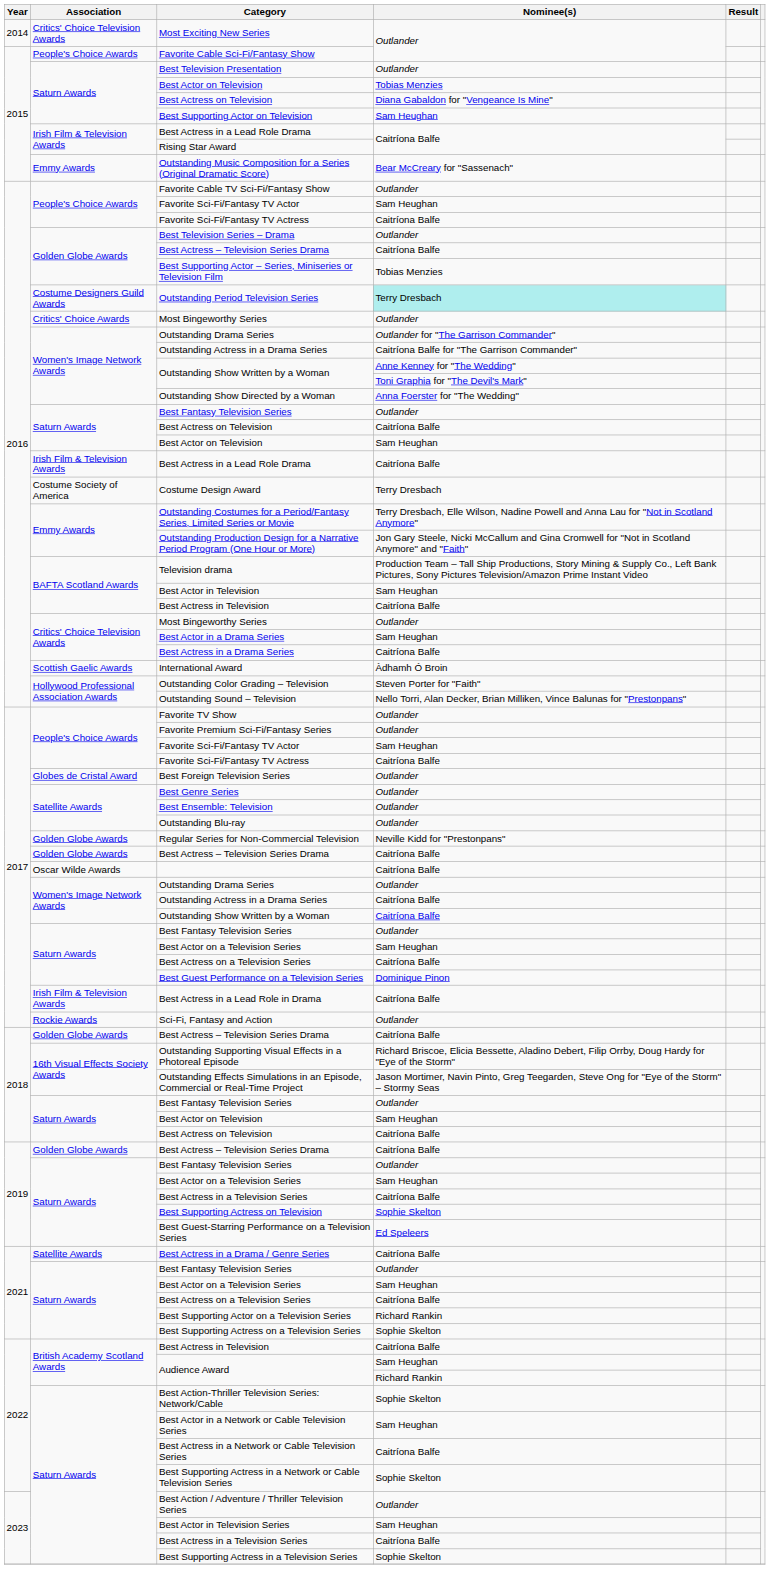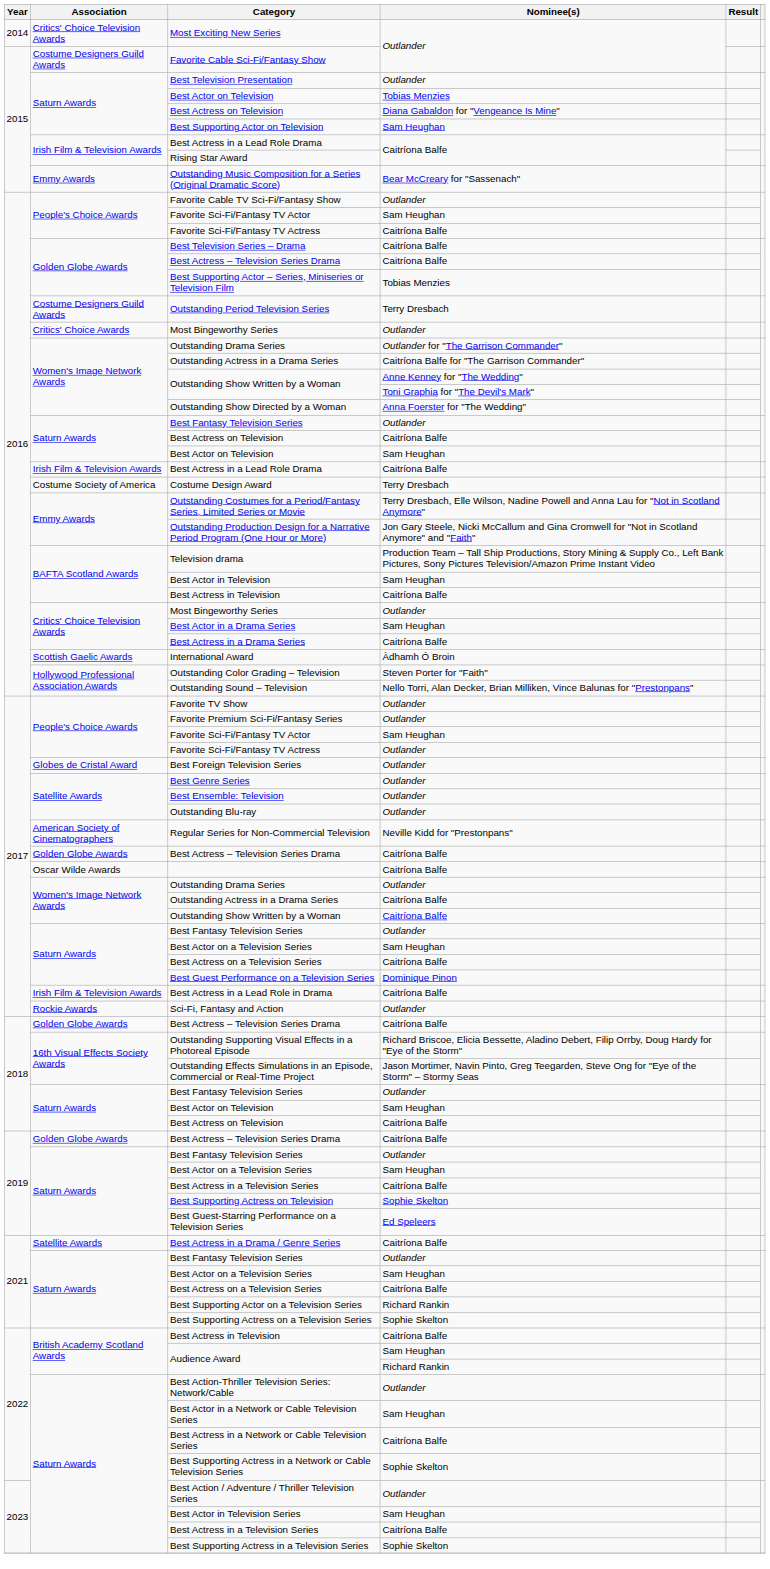(85, 54) People's Choice Awards -> (88, 59) Costume Designers Guild Awards
(397, 235) Outlander -> (415, 246) Caitríona Balfe
(408, 298) paleturquoise background -> (416, 309) no background
(408, 761) Caitríona Balfe -> (404, 750) Outlander
(80, 838) Golden Globe Awards -> (76, 833) American Society of Cinematographers
(408, 1398) Sophie Skelton -> (404, 1387) Outlander
